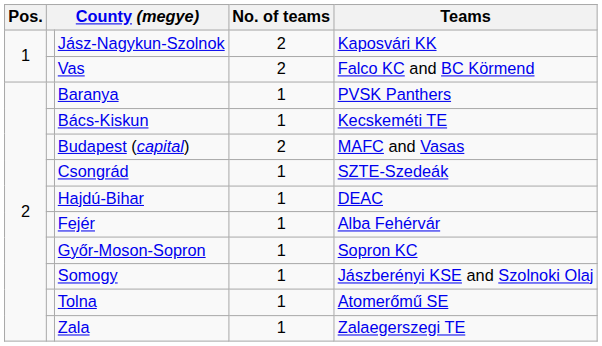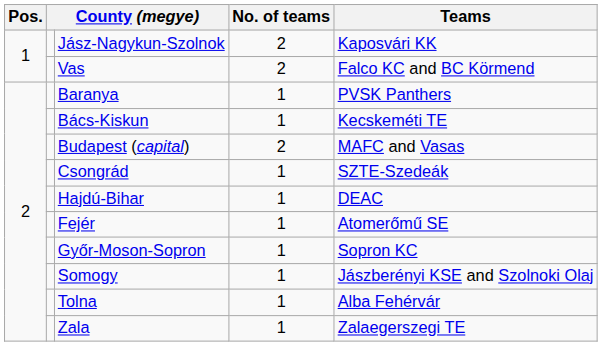(389, 224) Alba Fehérvár -> (393, 224) Atomerőmű SE
(393, 302) Atomerőmű SE -> (389, 302) Alba Fehérvár
